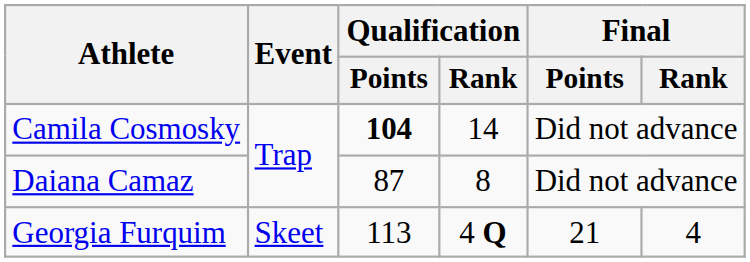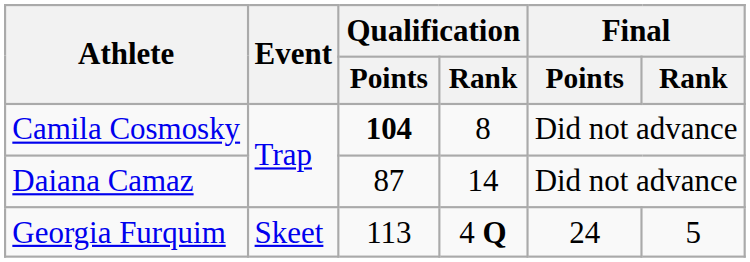(483, 129) 14 -> (483, 129) 8
(483, 180) 8 -> (483, 180) 14
(585, 231) 21 -> (585, 231) 24
(693, 231) 4 -> (693, 231) 5
